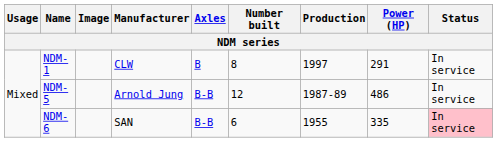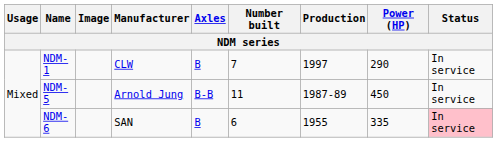(234, 65) 8 -> (234, 65) 7
(380, 65) 291 -> (380, 65) 290
(237, 94) 12 -> (237, 94) 11
(380, 94) 486 -> (380, 94) 450
(204, 123) B-B -> (198, 123) B
